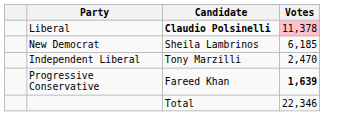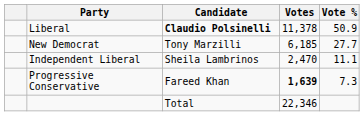+ column: (339, 12)
(300, 28) pink background -> (300, 28) no background
(212, 44) Sheila Lambrinos -> (203, 44) Tony Marzilli
(203, 60) Tony Marzilli -> (212, 60) Sheila Lambrinos
